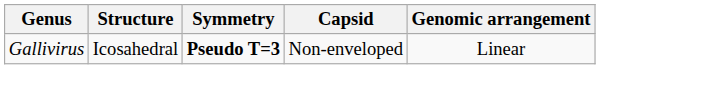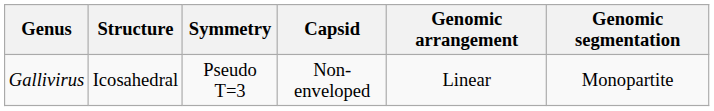+ column: (628, 29)
(233, 48) bold -> (230, 79) normal
